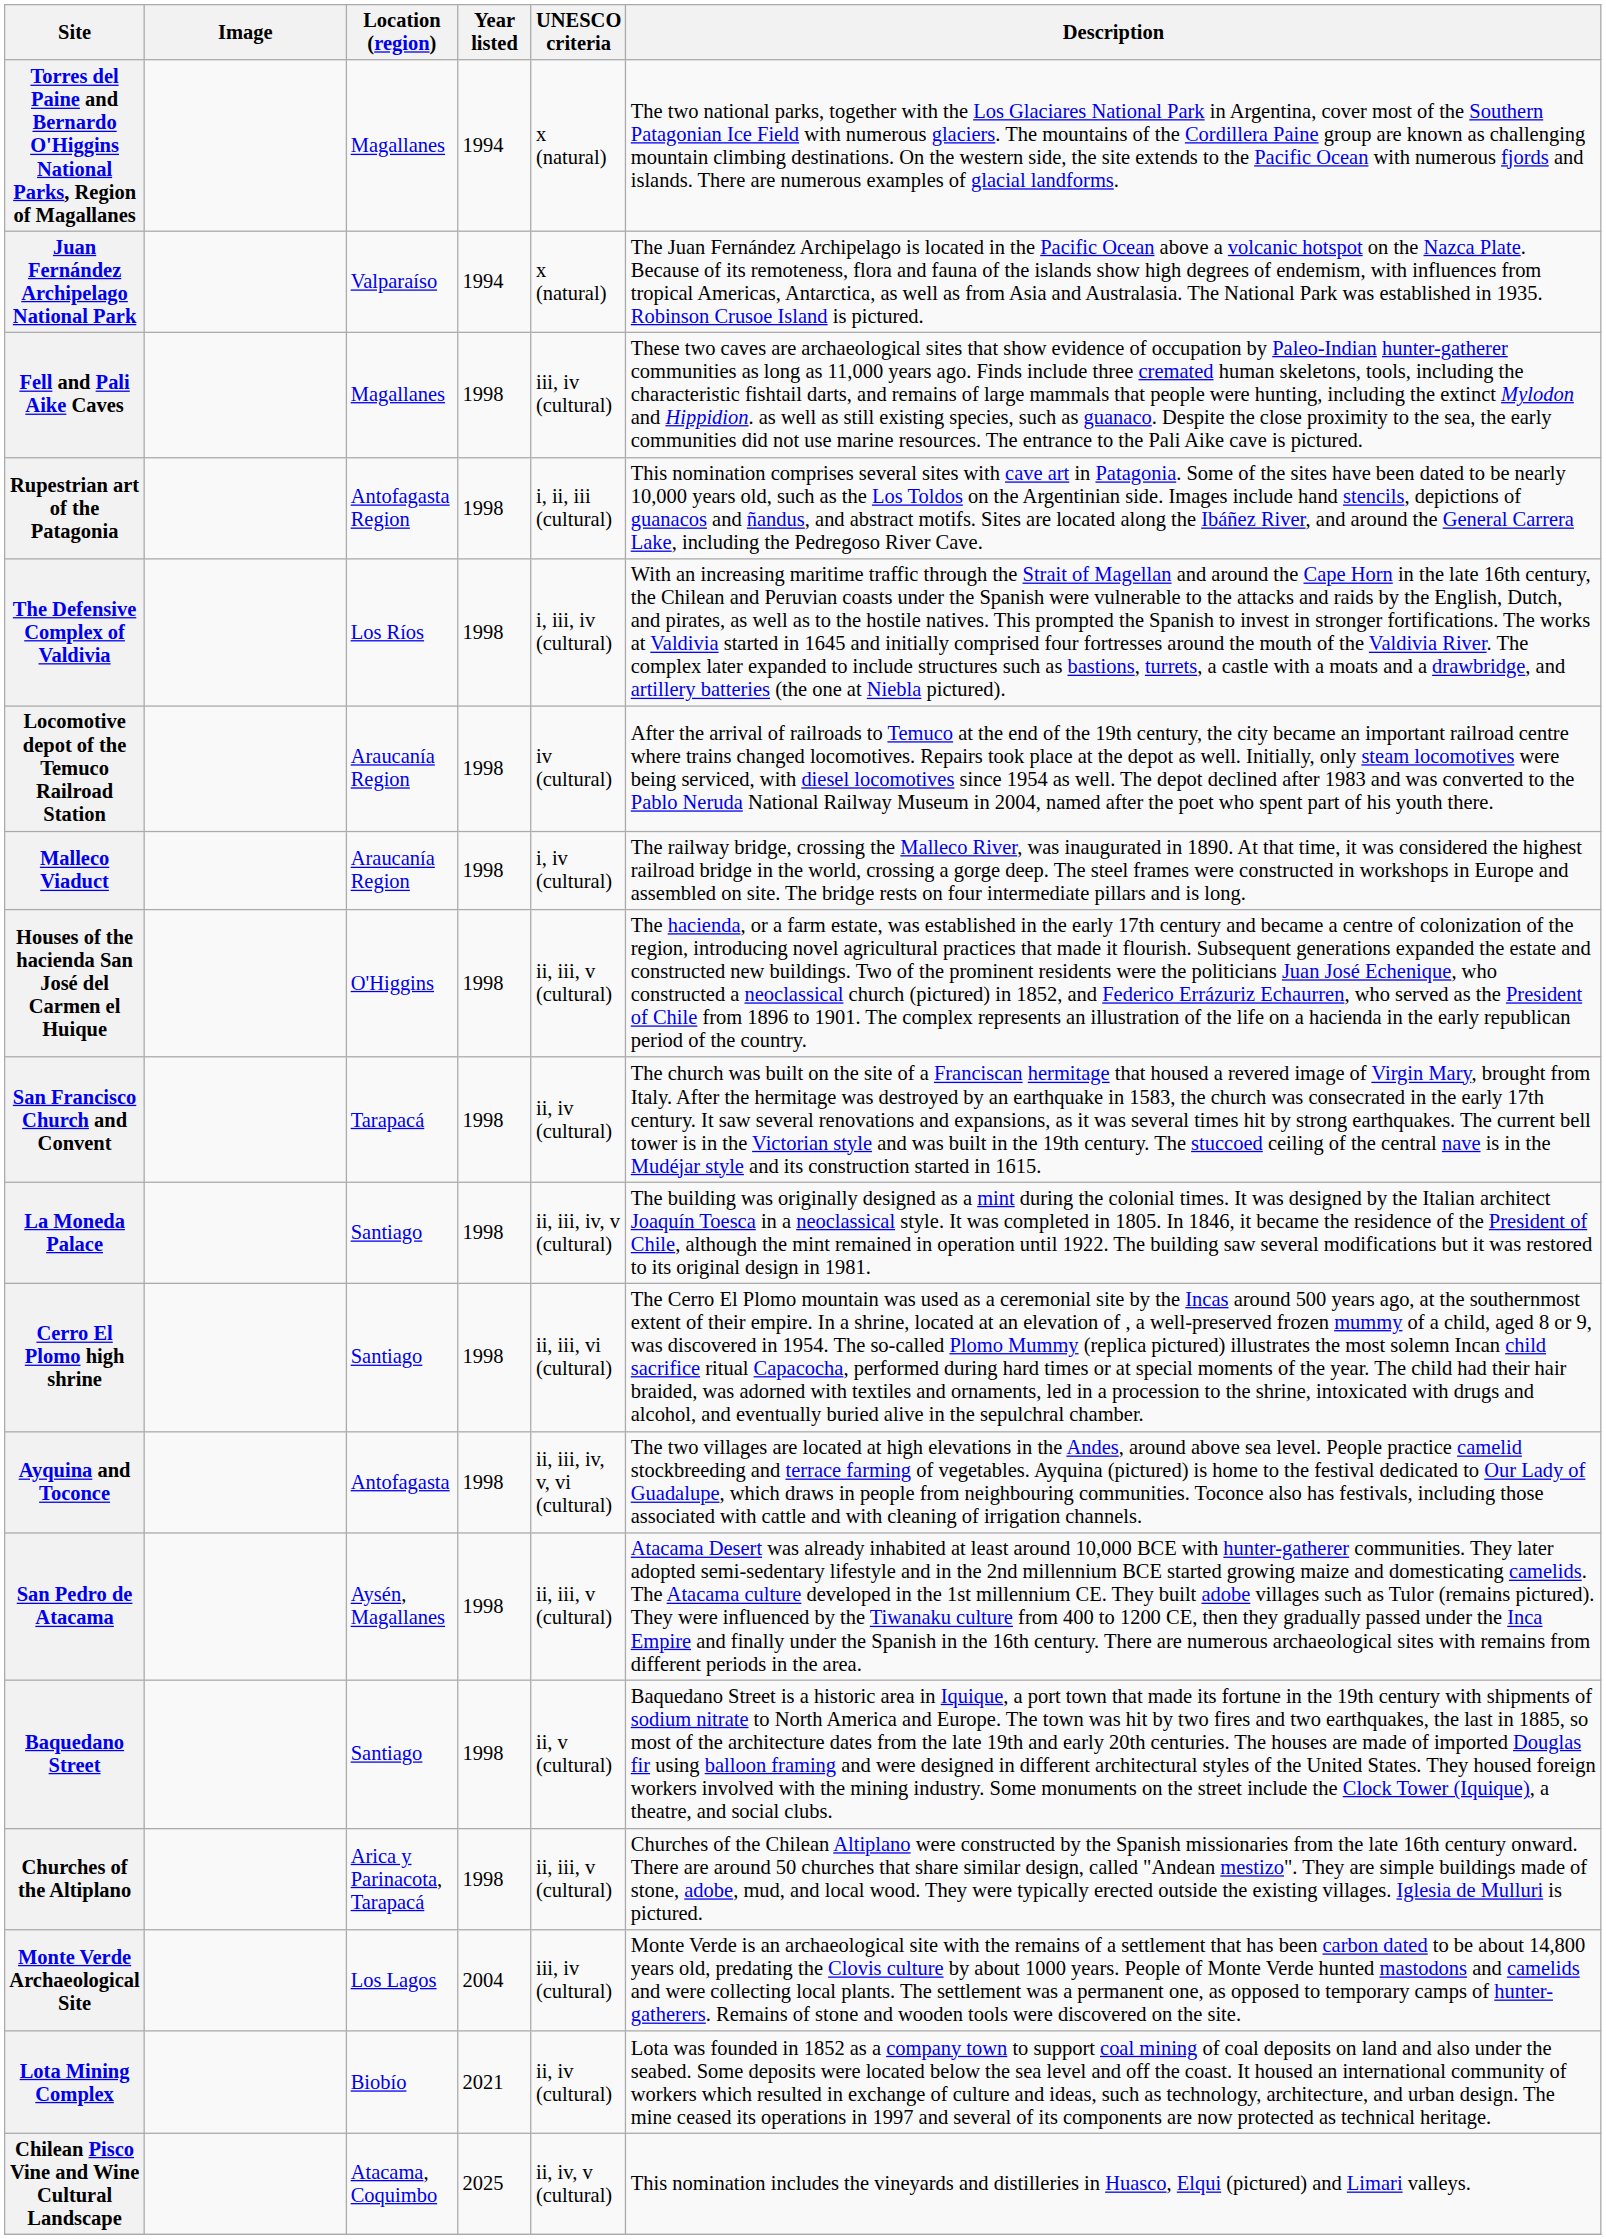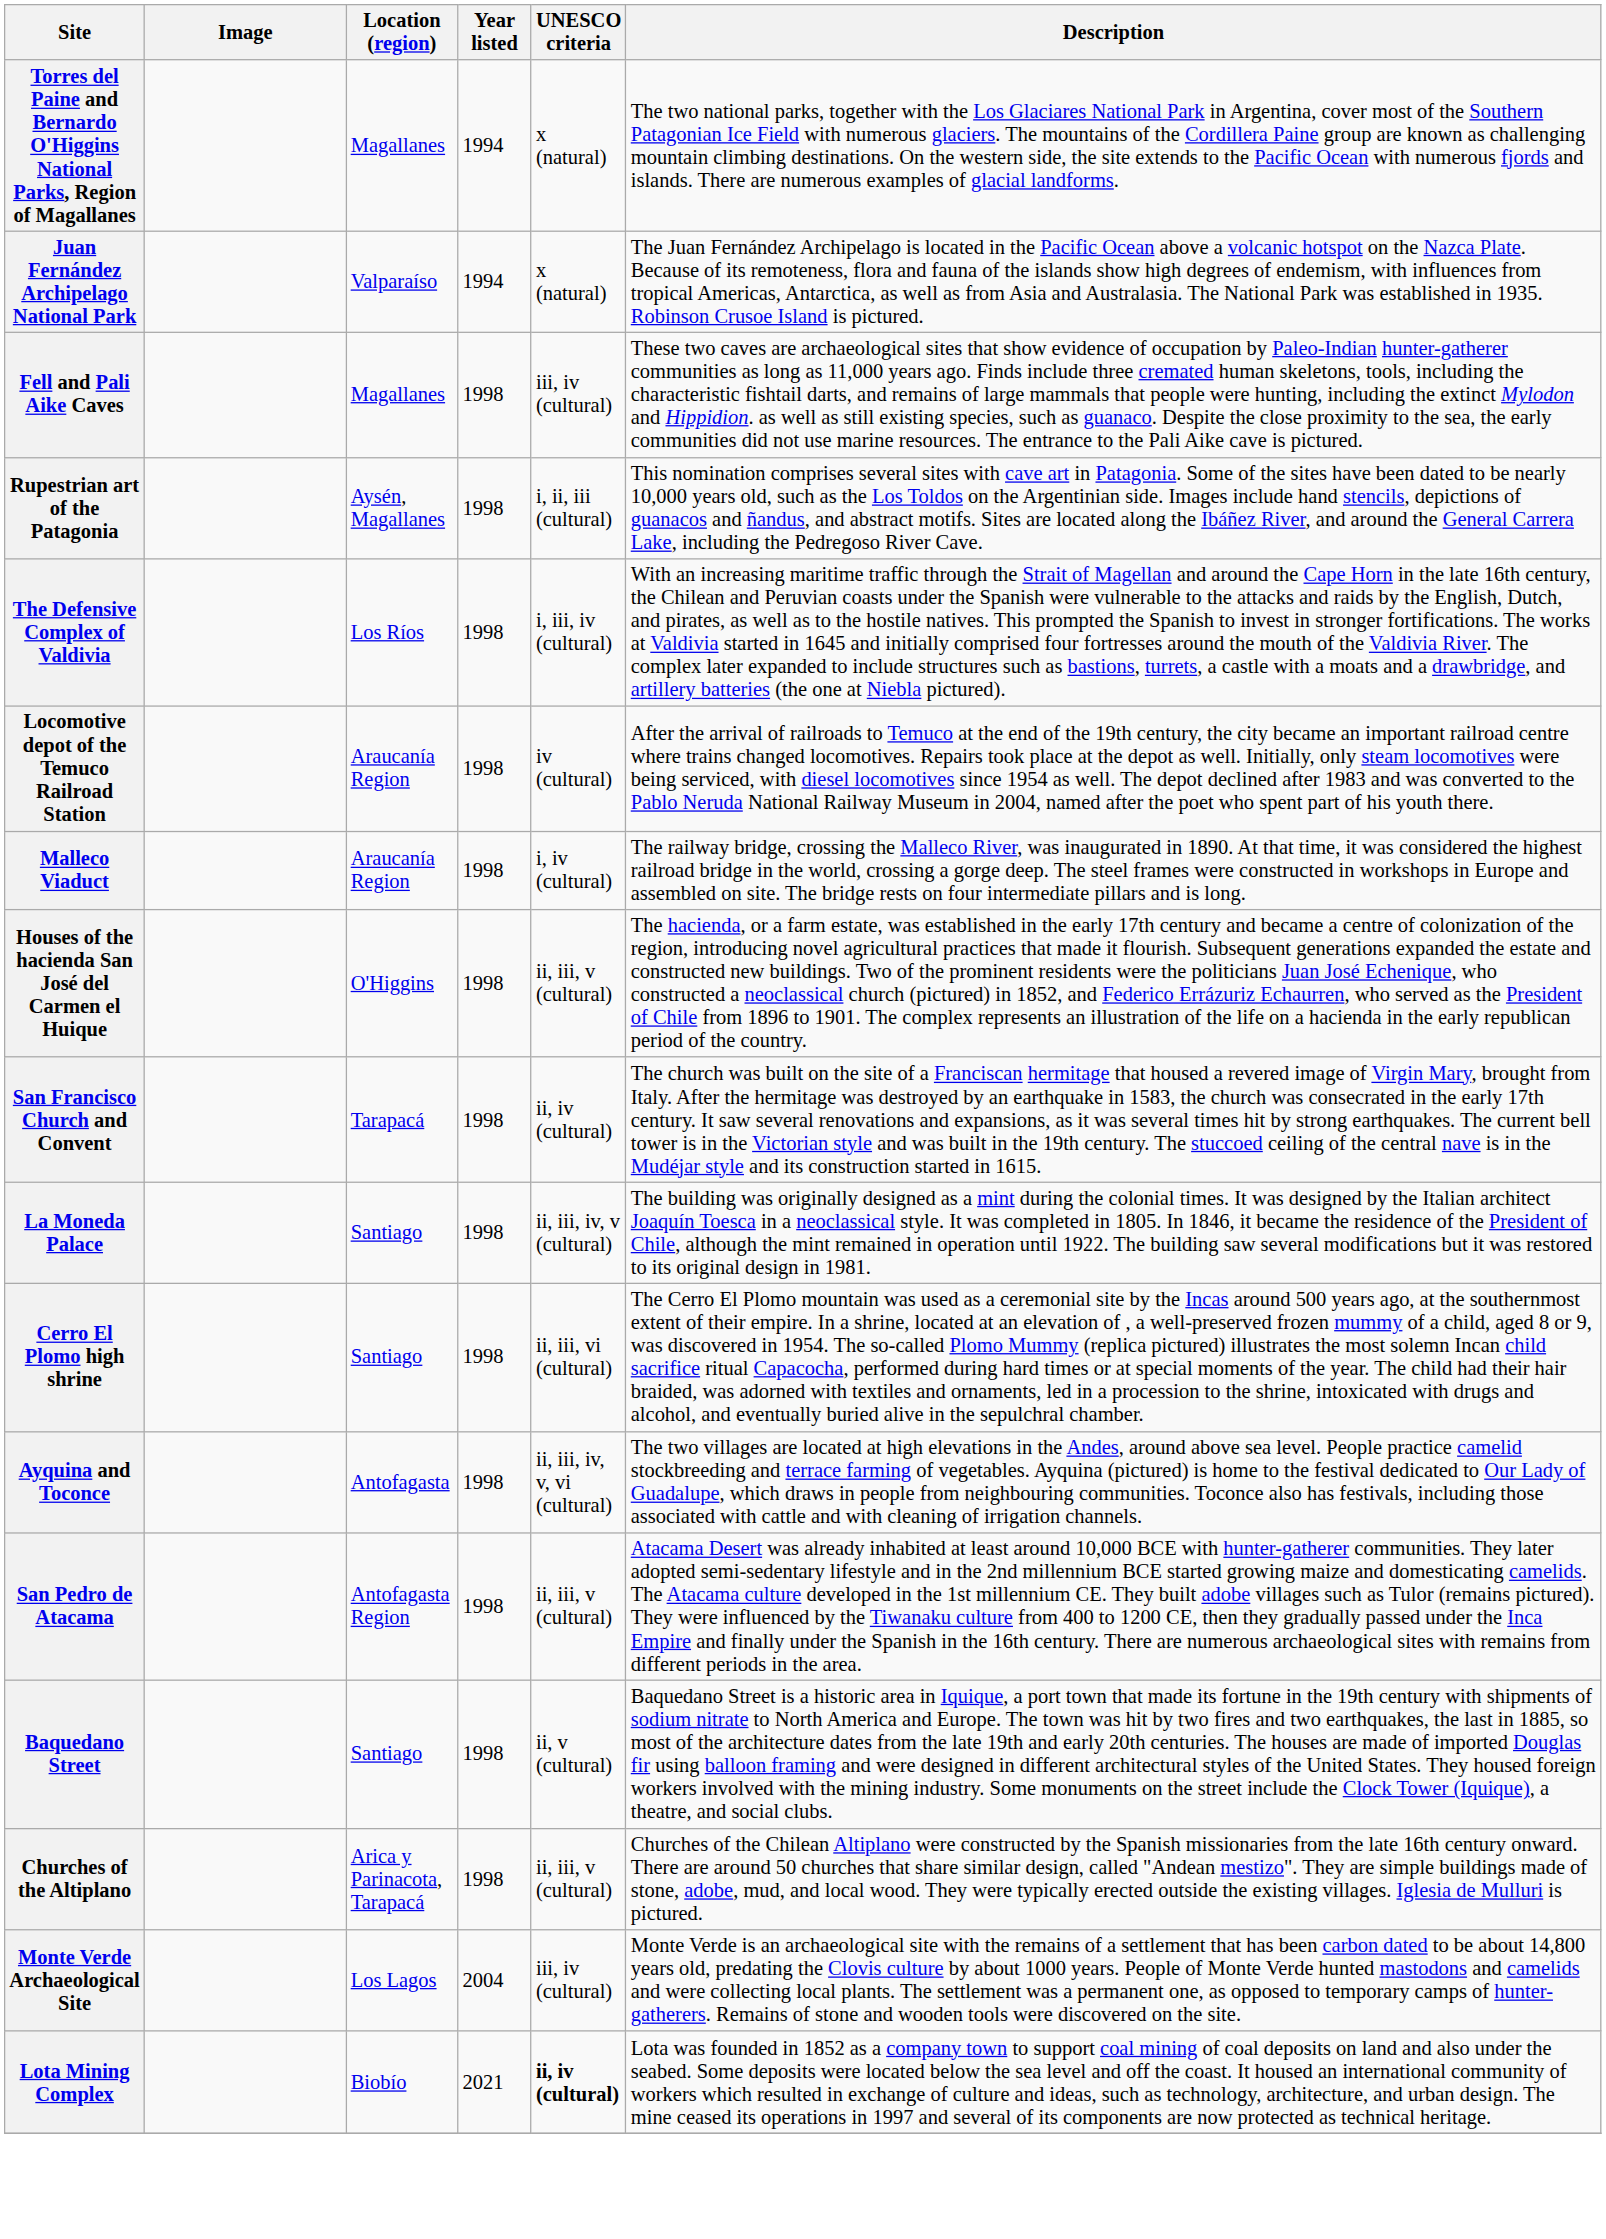(400, 507) Antofagasta Region -> (398, 507) Aysén, Magallanes
(398, 1606) Aysén, Magallanes -> (400, 1606) Antofagasta Region
(574, 2082) normal -> (577, 2082) bold
- row: (75, 2183)
